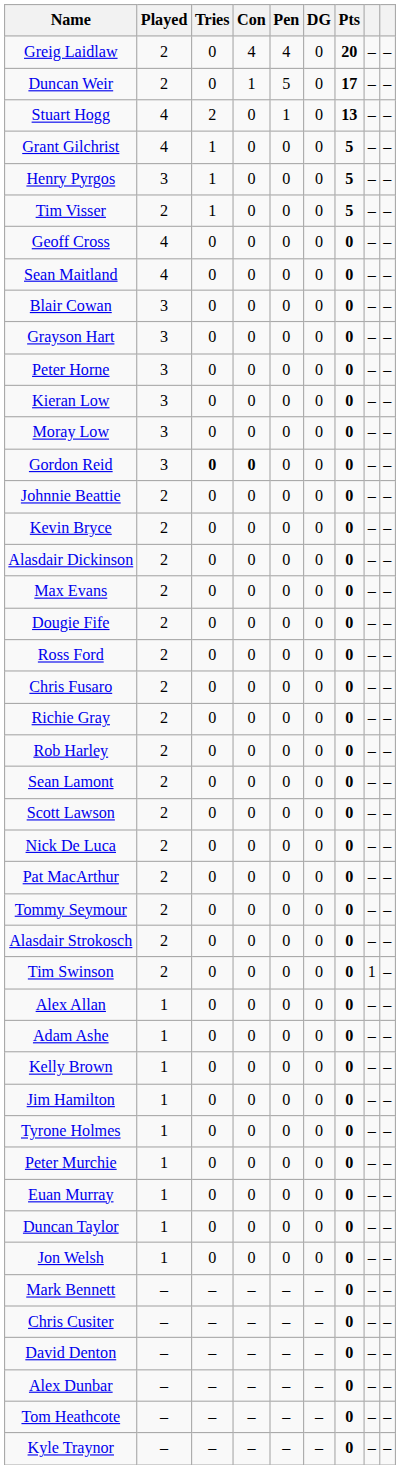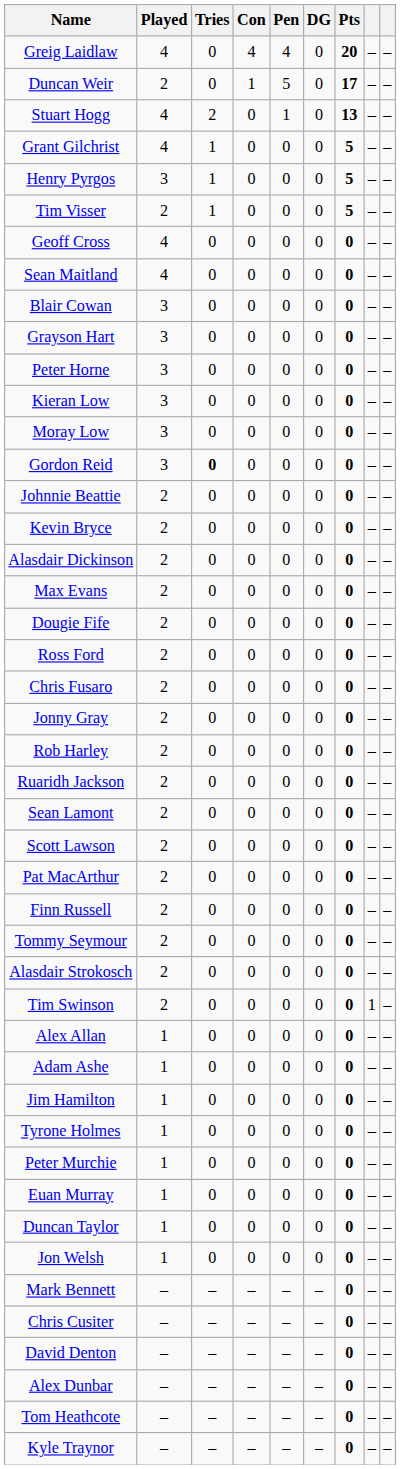(164, 52) 2 -> (164, 52) 4
(251, 464) bold -> (251, 464) normal
+ row: (71, 718)
- row: (71, 718)
+ row: (71, 782)
- row: (71, 845)
+ row: (71, 909)
- row: (71, 1068)
